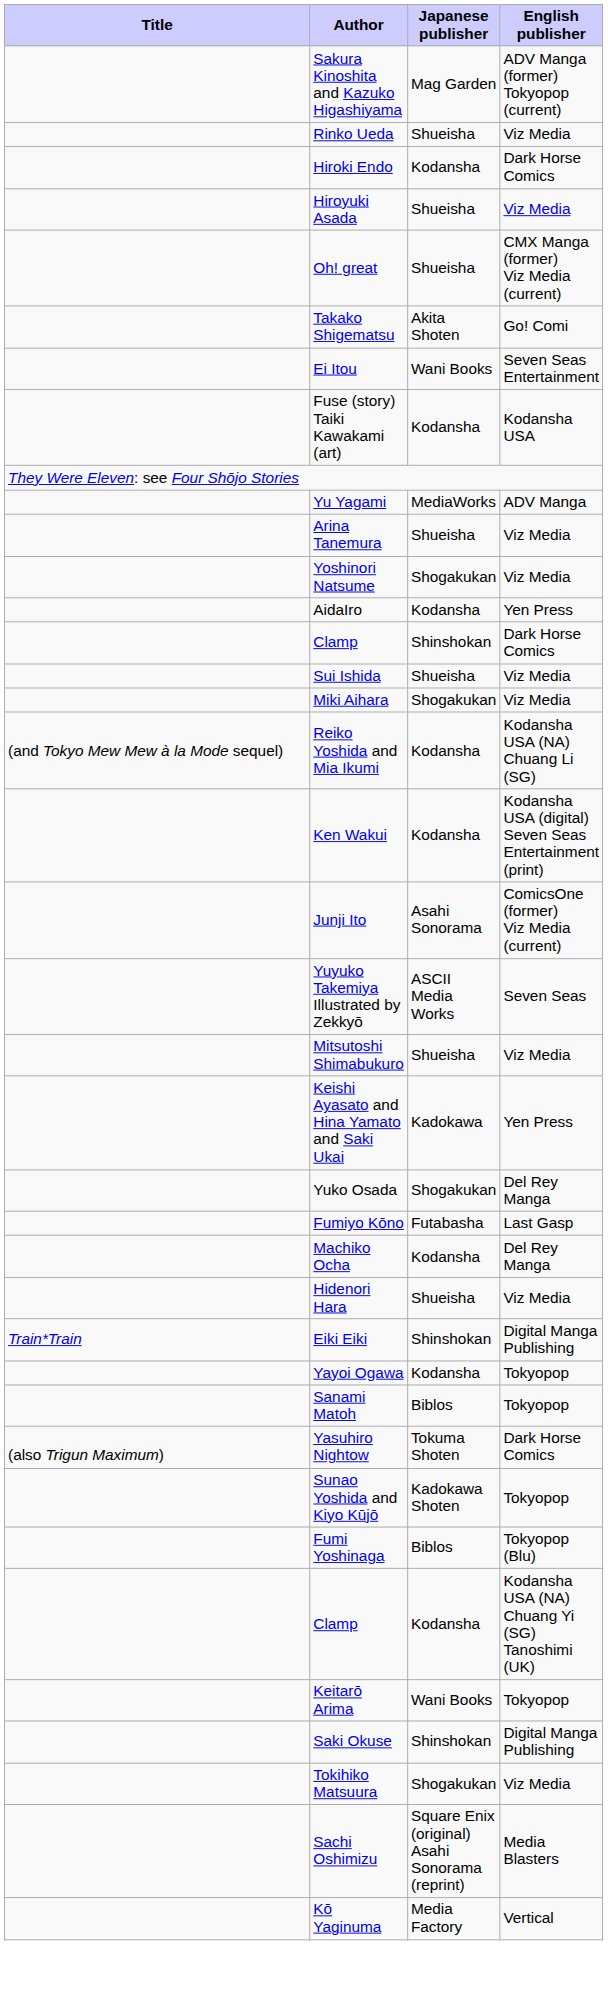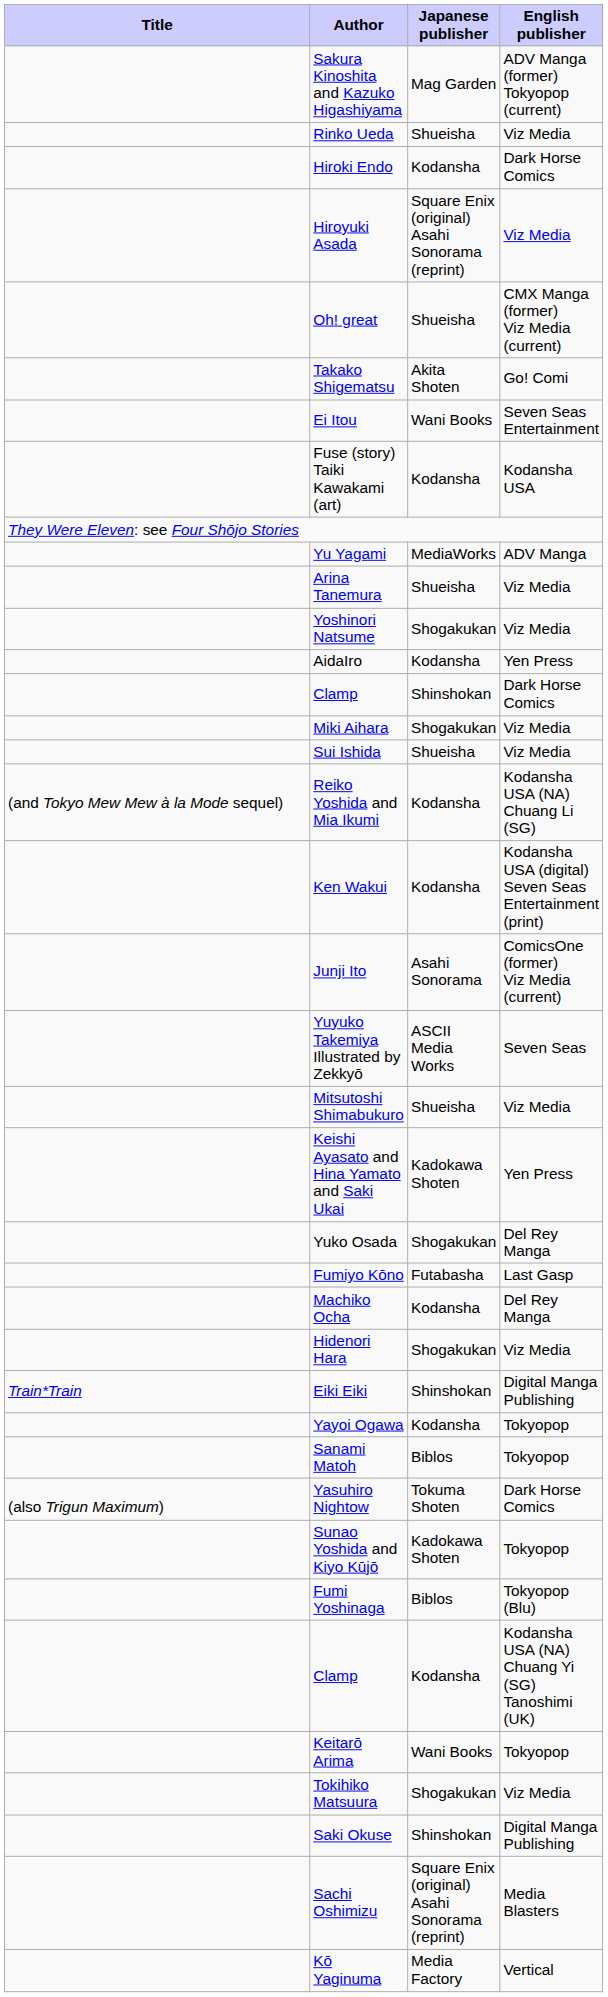(443, 209) Shueisha -> (453, 235) Square Enix (original) Asahi Sonorama (reprint)
rows swapped: (351, 700) <-> (347, 675)
(447, 1122) Kadokawa -> (447, 1174) Kadokawa Shoten
(443, 1298) Shueisha -> (454, 1349) Shogakukan
rows swapped: (345, 1783) <-> (353, 1741)
